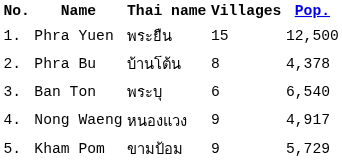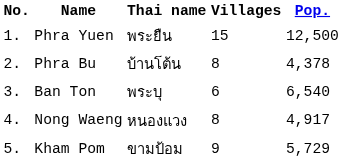(215, 120) 9 -> (215, 120) 8
